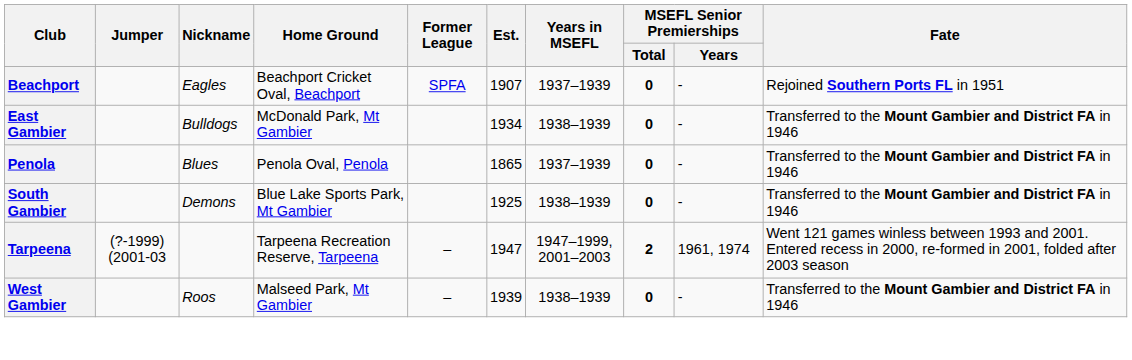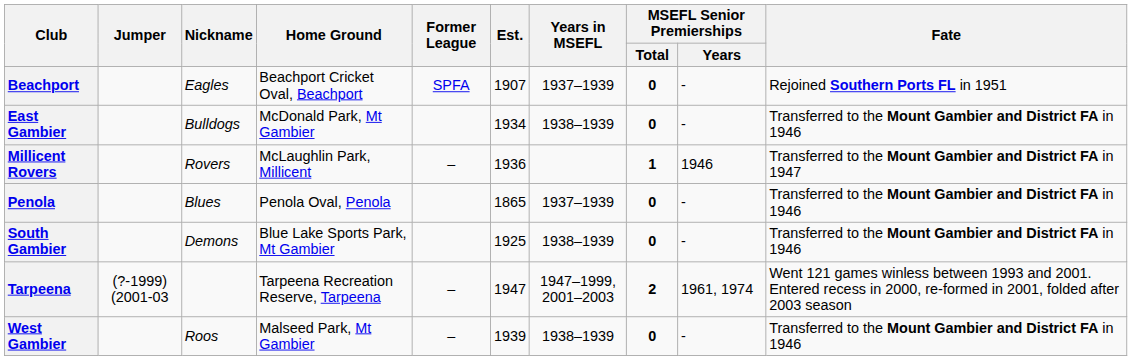+ row: (37, 163)
